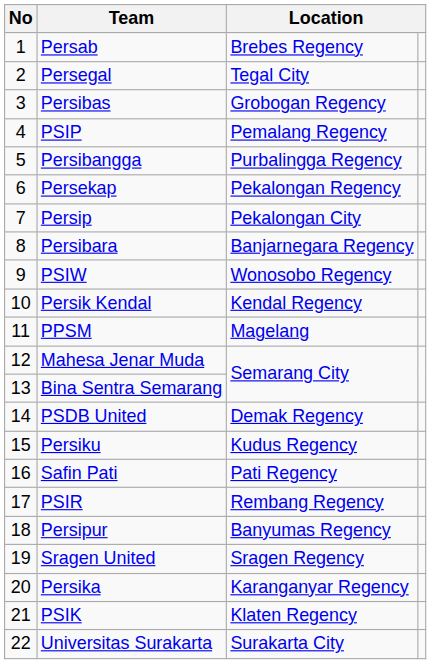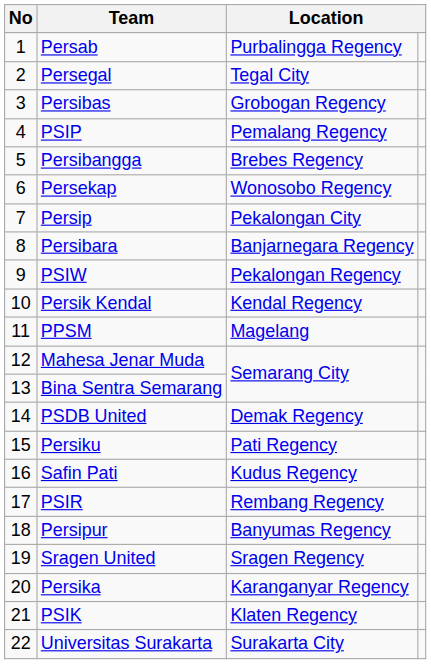(297, 47) Brebes Regency -> (316, 47) Purbalingga Regency
(316, 160) Purbalingga Regency -> (297, 160) Brebes Regency
(316, 189) Pekalongan Regency -> (311, 189) Wonosobo Regency
(311, 274) Wonosobo Regency -> (316, 274) Pekalongan Regency
(294, 445) Kudus Regency -> (284, 445) Pati Regency
(284, 473) Pati Regency -> (294, 473) Kudus Regency
